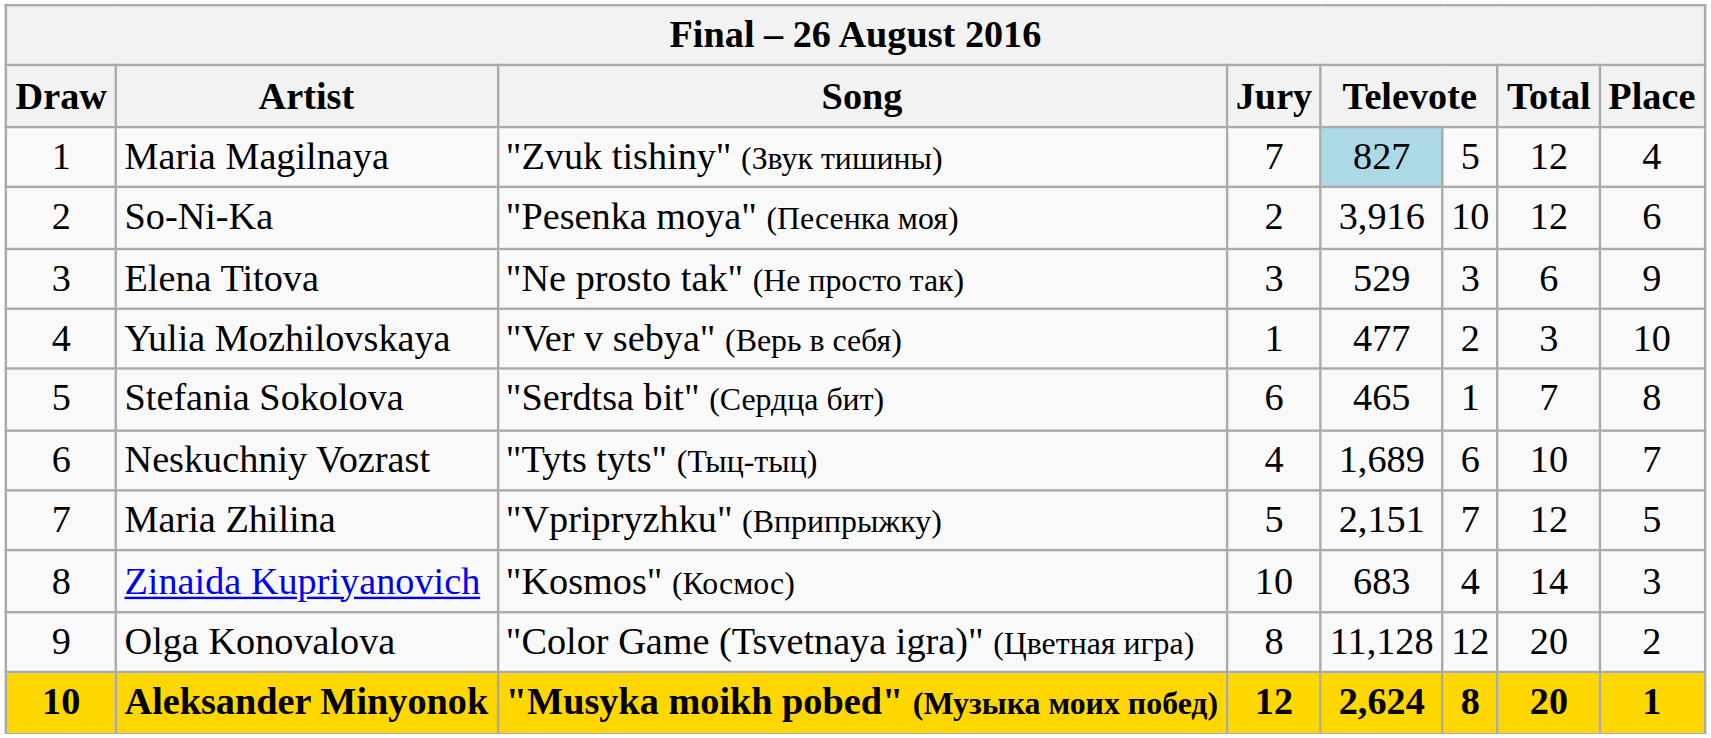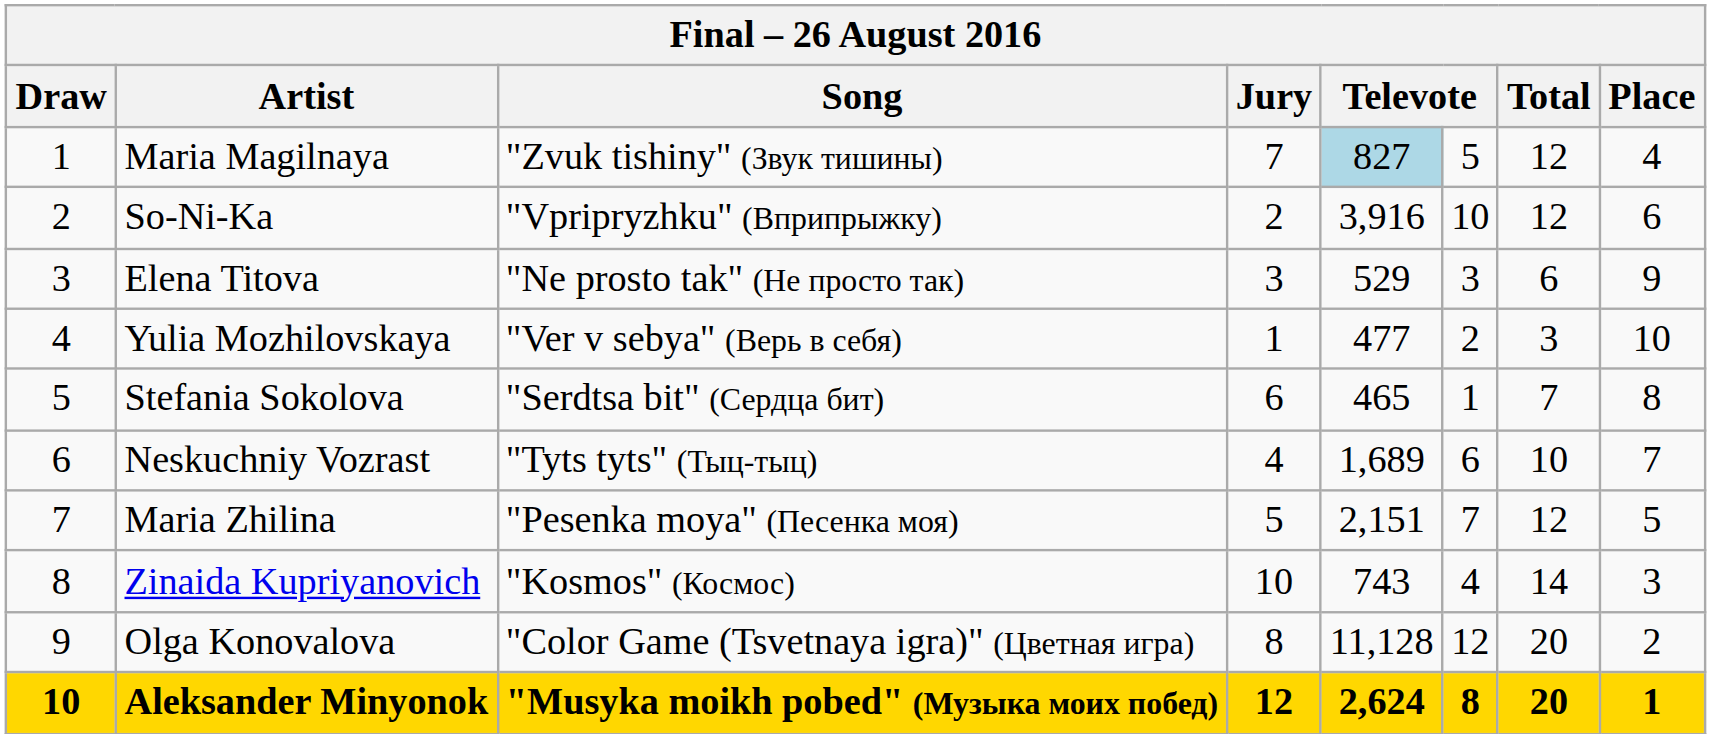(732, 216) "Pesenka moya" (Песенка моя) -> (724, 216) "Vpripryzhku" (Вприпрыжку)
(724, 519) "Vpripryzhku" (Вприпрыжку) -> (732, 519) "Pesenka moya" (Песенка моя)
(1382, 580) 683 -> (1382, 580) 743
